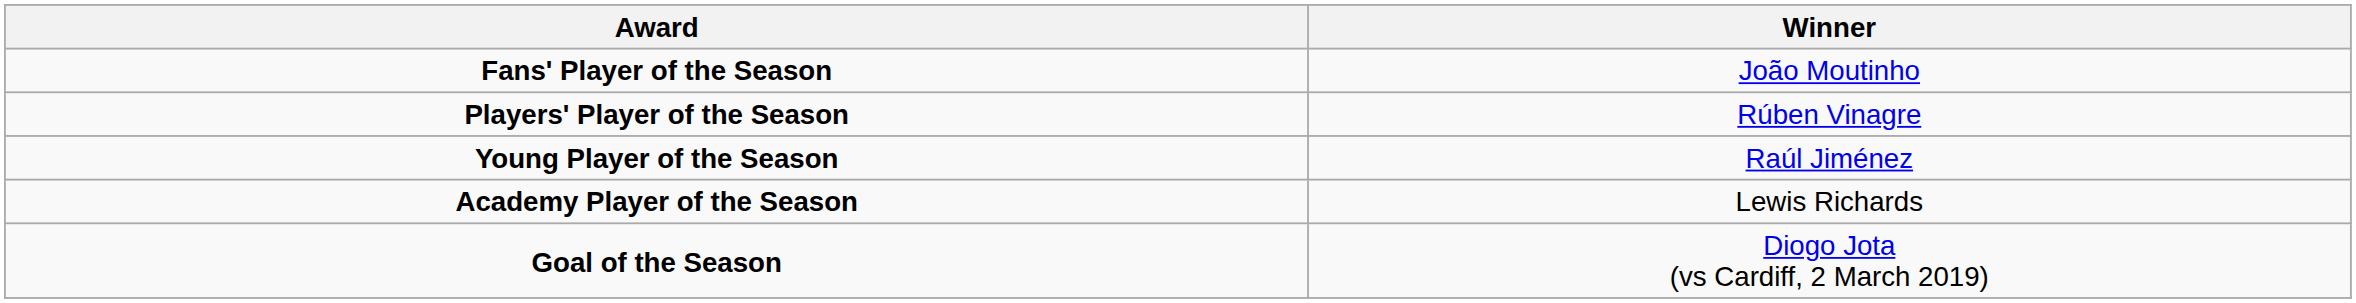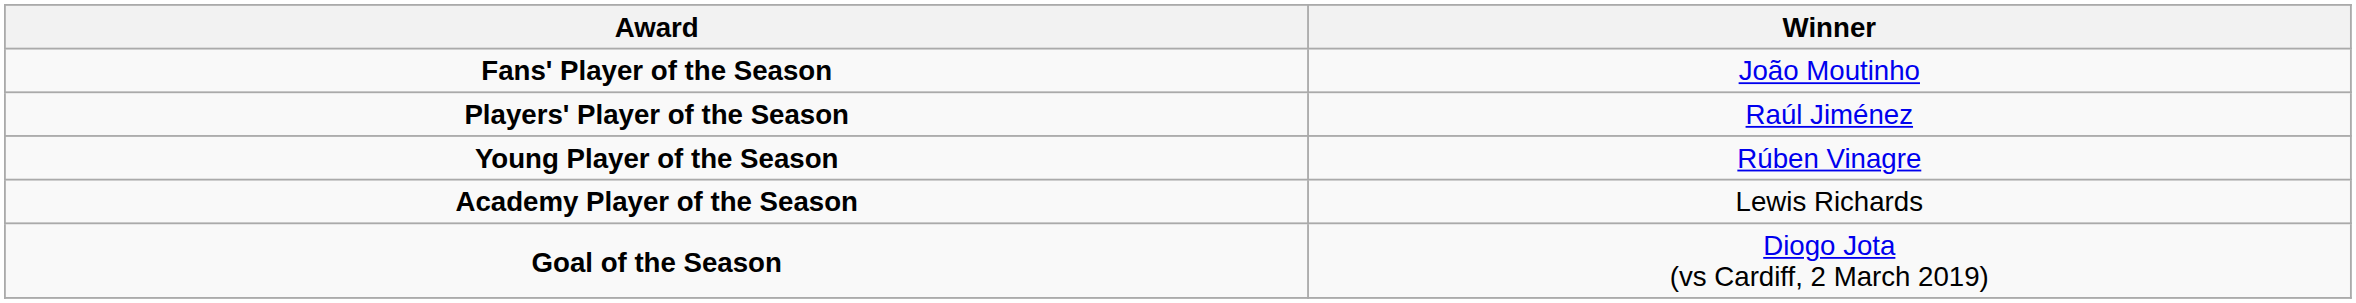(1829, 115) Rúben Vinagre -> (1829, 115) Raúl Jiménez
(1829, 158) Raúl Jiménez -> (1829, 158) Rúben Vinagre
